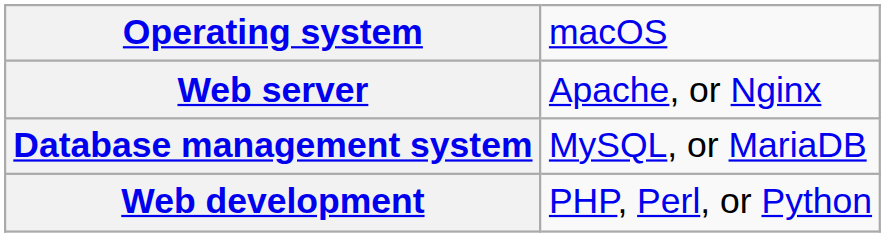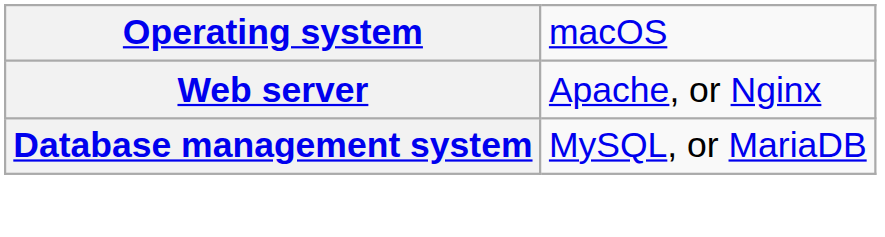- row: (273, 201)
